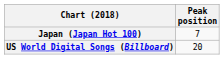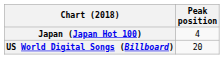(198, 34) 7 -> (198, 34) 4
